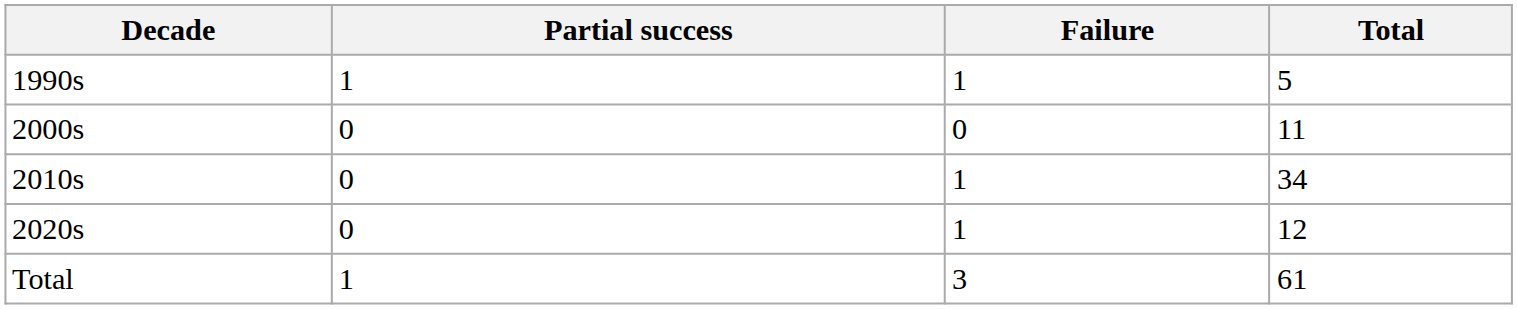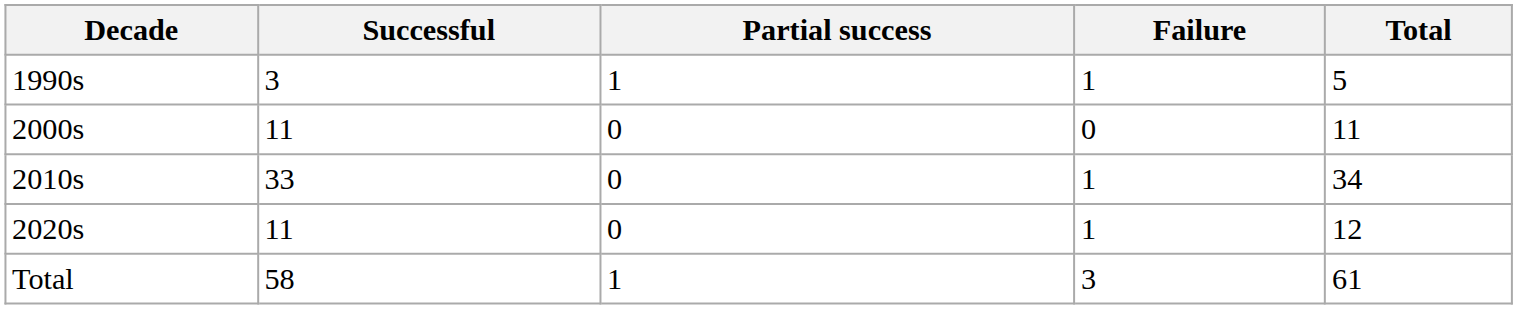+ column: (429, 29)
